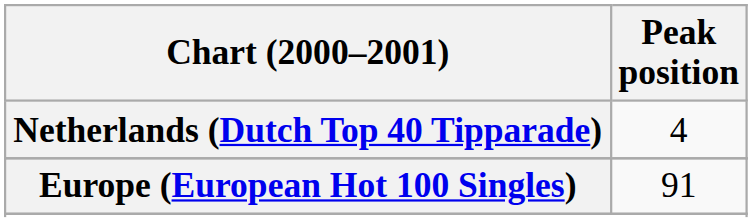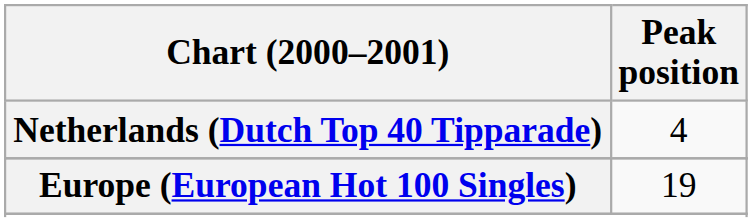(679, 185) 91 -> (679, 185) 19
